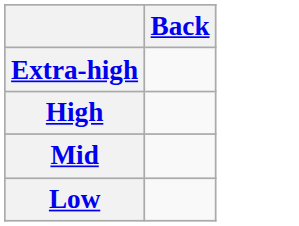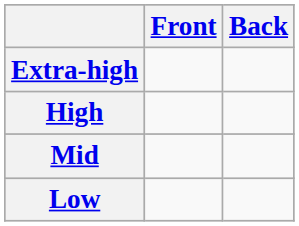+ column: (184, 26)
